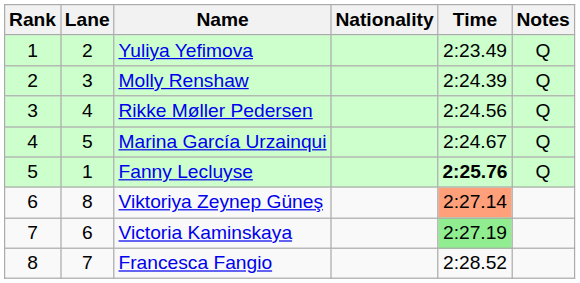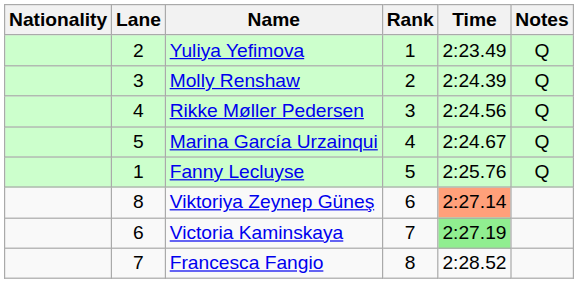columns swapped: (33, 19) <-> (385, 19)
(475, 171) bold -> (474, 171) normal
